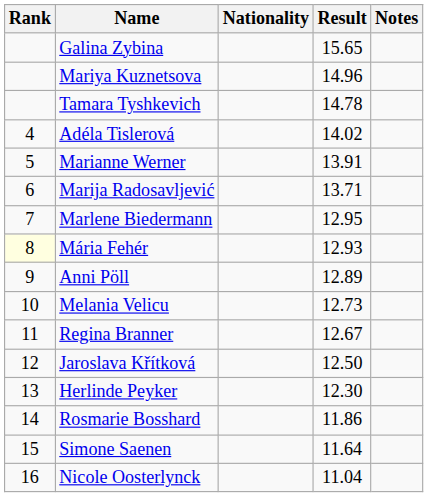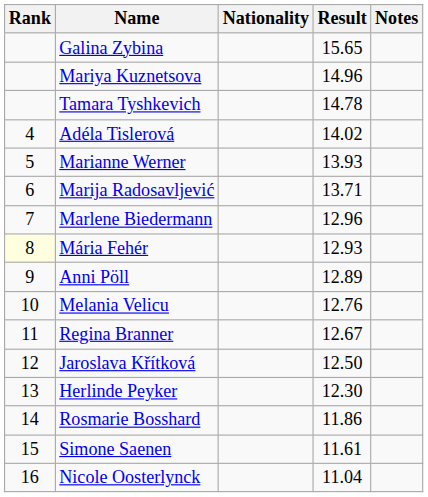(342, 162) 13.91 -> (342, 162) 13.93
(342, 219) 12.95 -> (342, 219) 12.96
(342, 305) 12.73 -> (342, 305) 12.76
(342, 448) 11.64 -> (342, 448) 11.61
